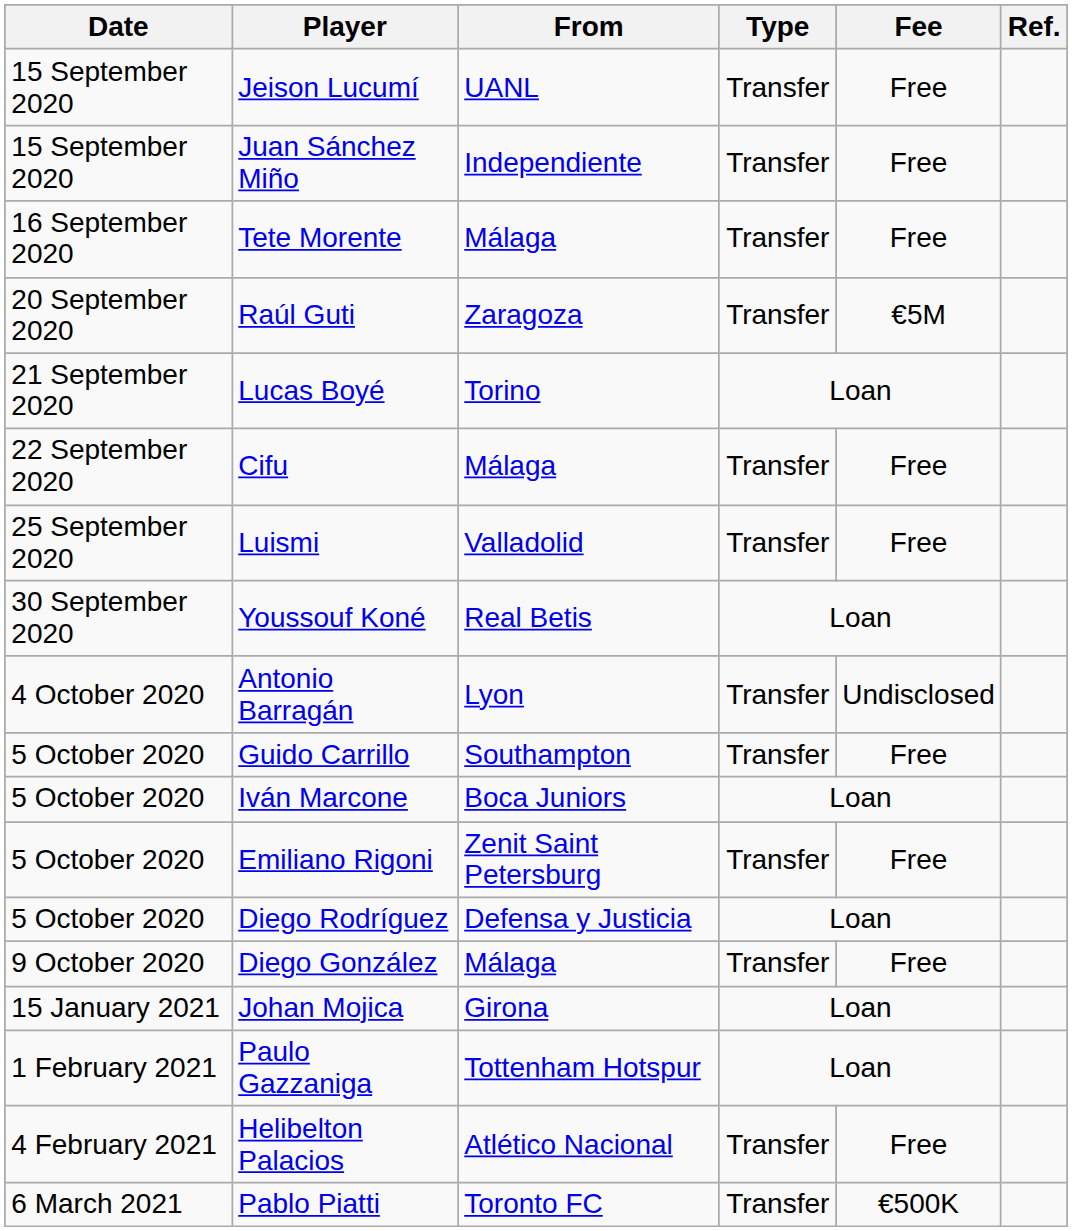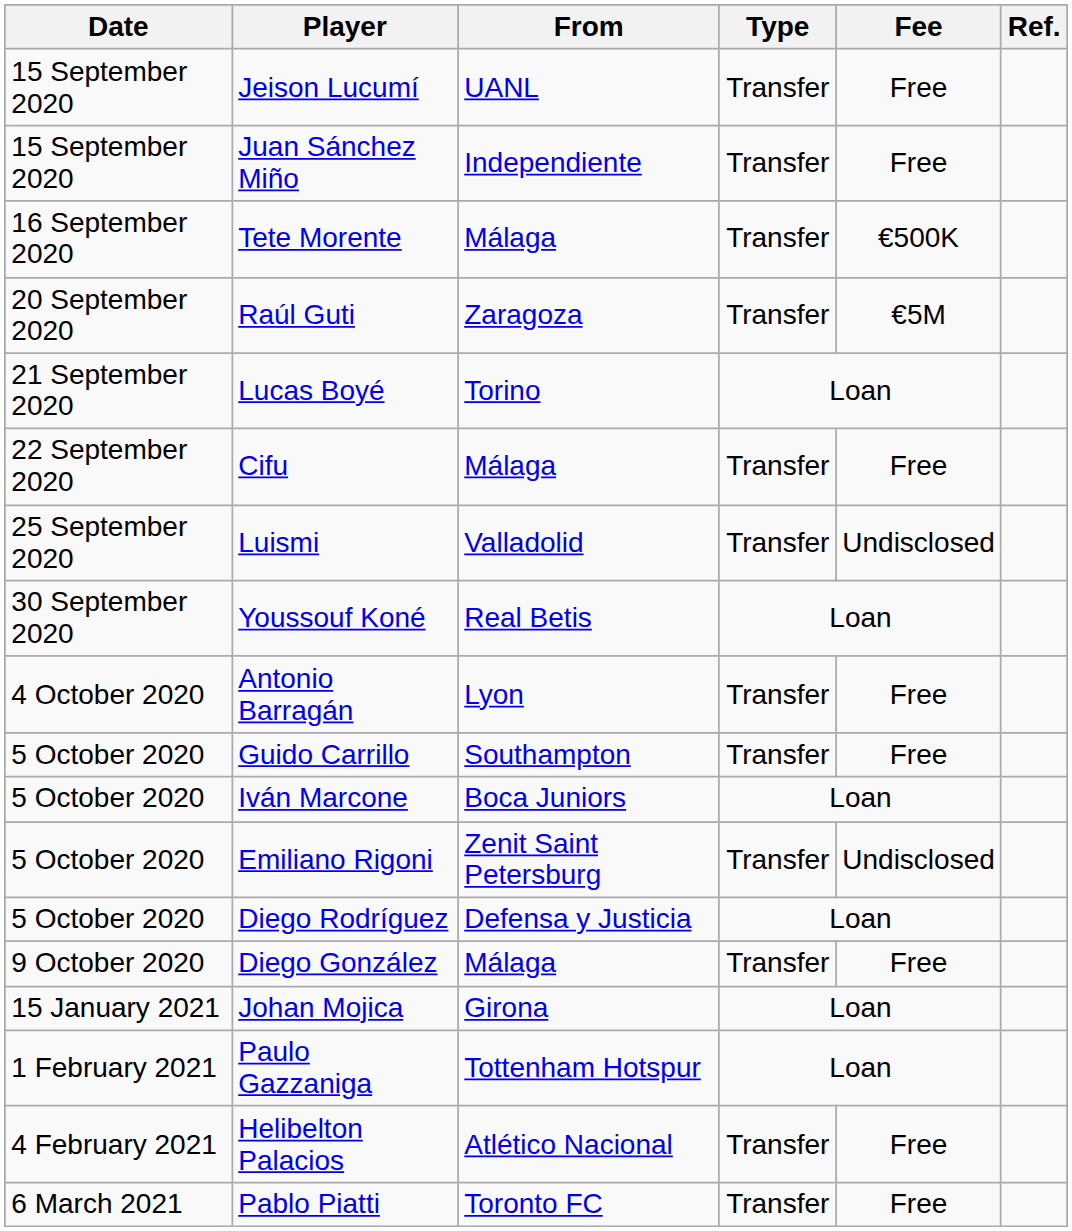(919, 238) Free -> (919, 238) €500K
(919, 542) Free -> (919, 542) Undisclosed
(919, 694) Undisclosed -> (919, 694) Free
(919, 858) Free -> (919, 858) Undisclosed
(919, 1204) €500K -> (919, 1204) Free
